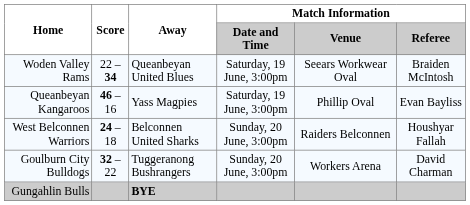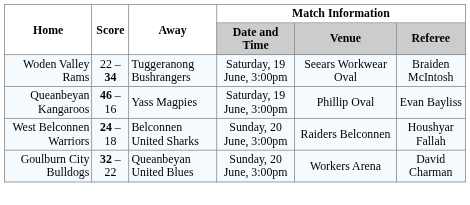(162, 70) Queanbeyan United Blues -> (163, 70) Tuggeranong Bushrangers
(163, 166) Tuggeranong Bushrangers -> (162, 166) Queanbeyan United Blues
- row: (50, 191)
